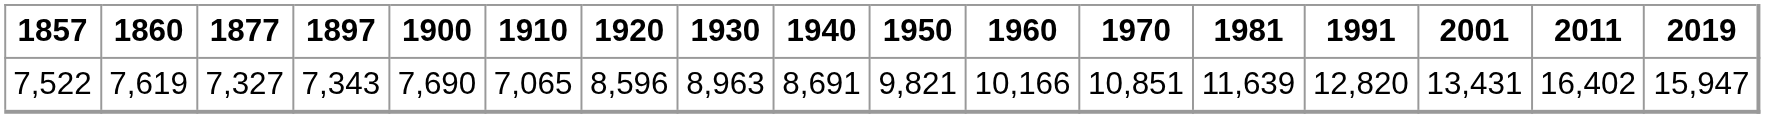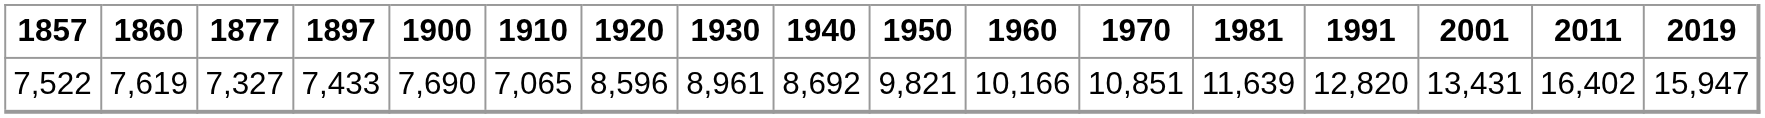(341, 83) 7,343 -> (341, 83) 7,433
(725, 83) 8,963 -> (725, 83) 8,961
(822, 83) 8,691 -> (822, 83) 8,692
